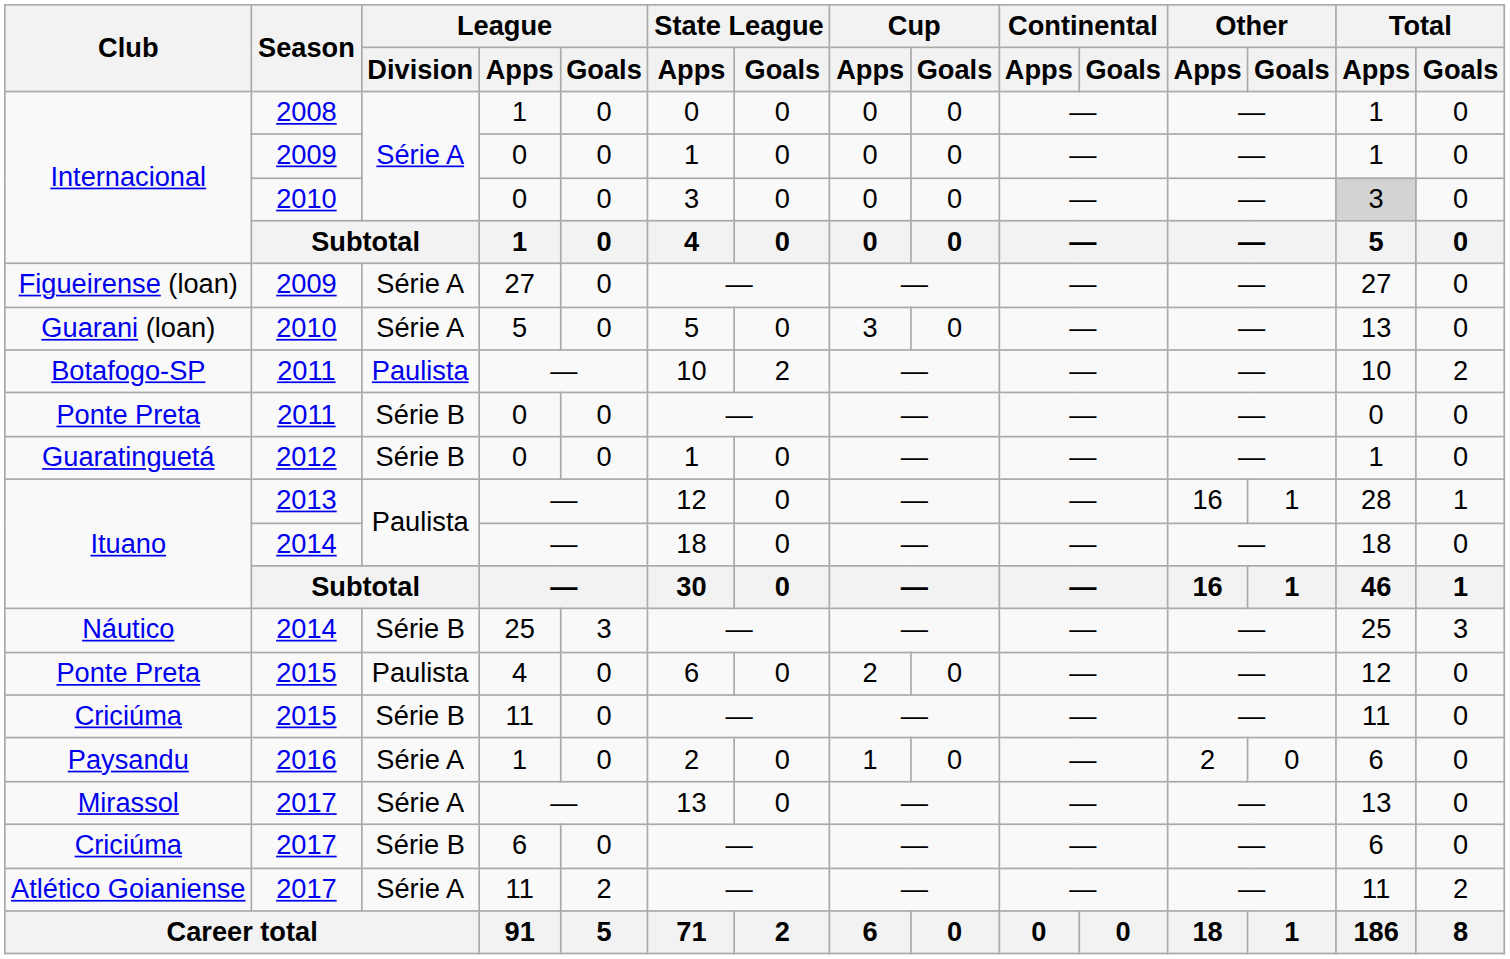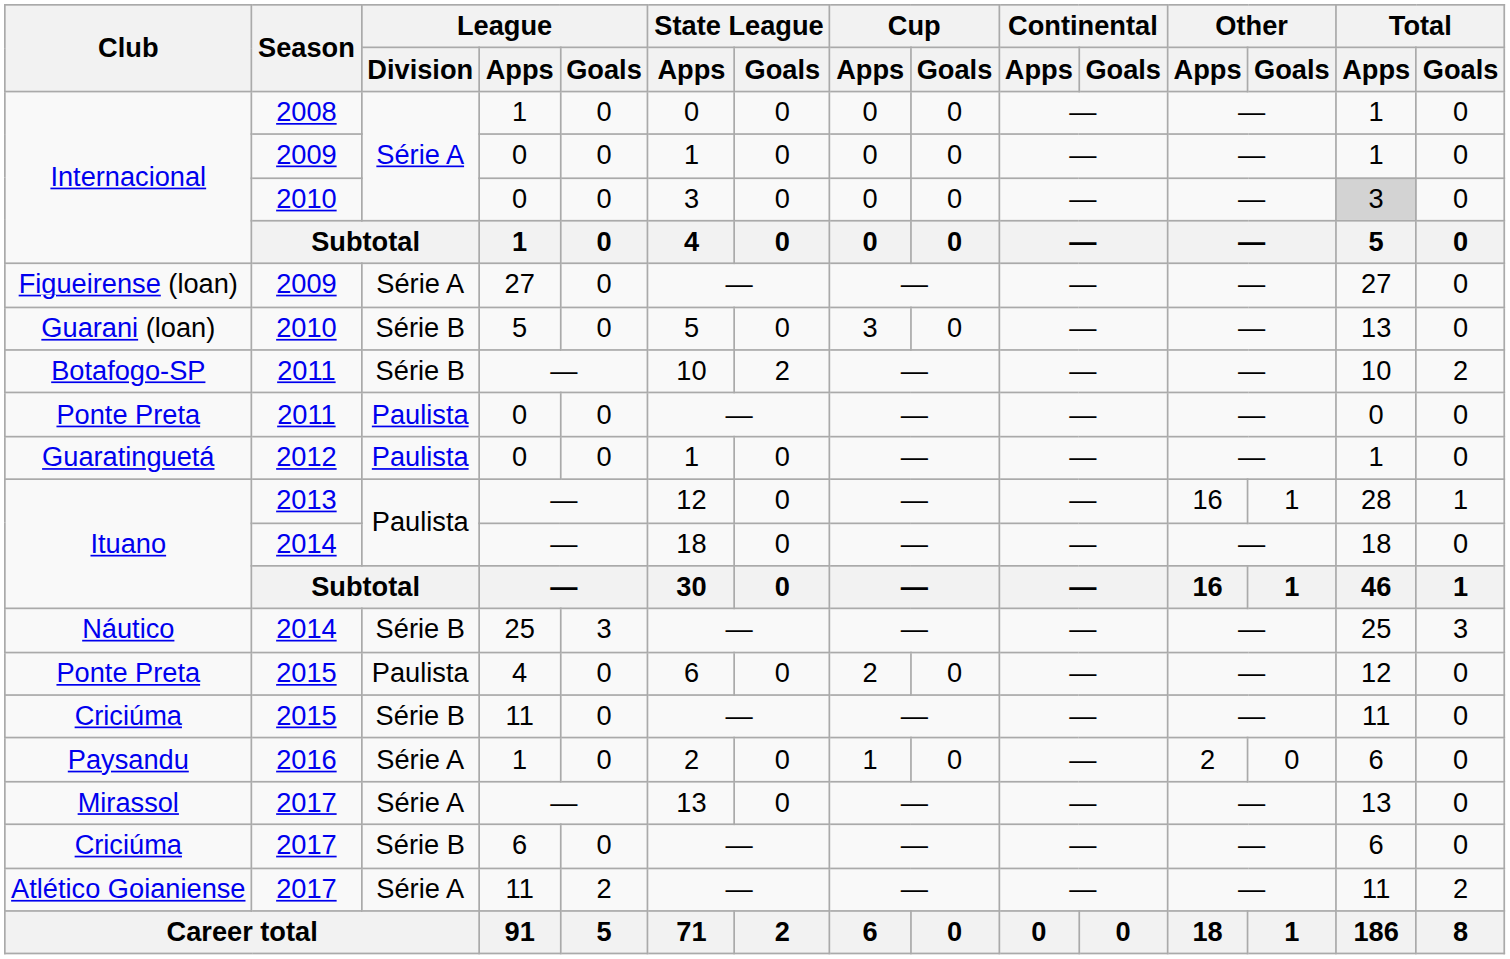(420, 328) Série A -> (420, 328) Série B
(420, 371) Paulista -> (420, 371) Série B
(420, 414) Série B -> (420, 414) Paulista
(420, 457) Série B -> (420, 457) Paulista
